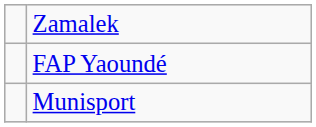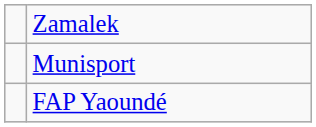rows swapped: (100, 63) <-> (84, 102)
